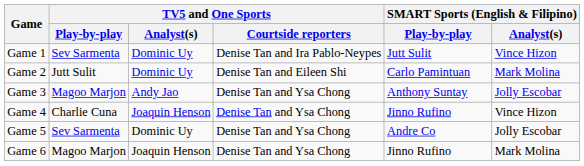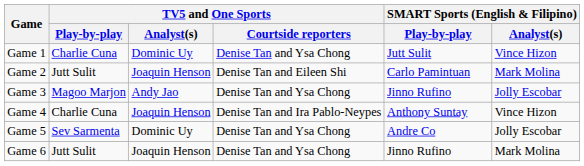(86, 53) Sev Sarmenta -> (84, 53) Charlie Cuna
(299, 53) Denise Tan and Ira Pablo-Neypes -> (283, 53) Denise Tan and Ysa Chong
(162, 72) Dominic Uy -> (171, 72) Joaquin Henson
(427, 92) Anthony Suntay -> (419, 92) Jinno Rufino
(283, 111) Denise Tan and Ysa Chong -> (299, 111) Denise Tan and Ira Pablo-Neypes
(419, 111) Jinno Rufino -> (427, 111) Anthony Suntay
(89, 151) Magoo Marjon -> (74, 151) Jutt Sulit
